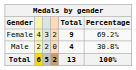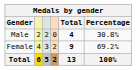rows swapped: (20, 35) <-> (20, 47)
